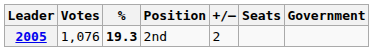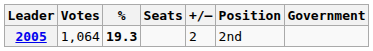columns swapped: (262, 15) <-> (175, 15)
(80, 36) 1,076 -> (80, 36) 1,064
